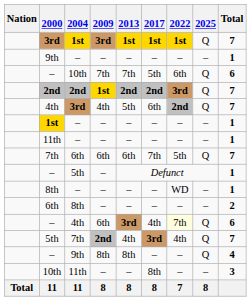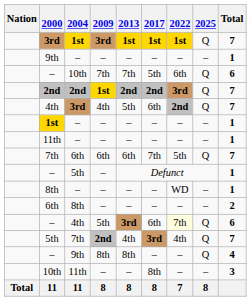(103, 222) 6th -> (103, 222) 5th
(154, 222) 4th -> (154, 222) 6th
